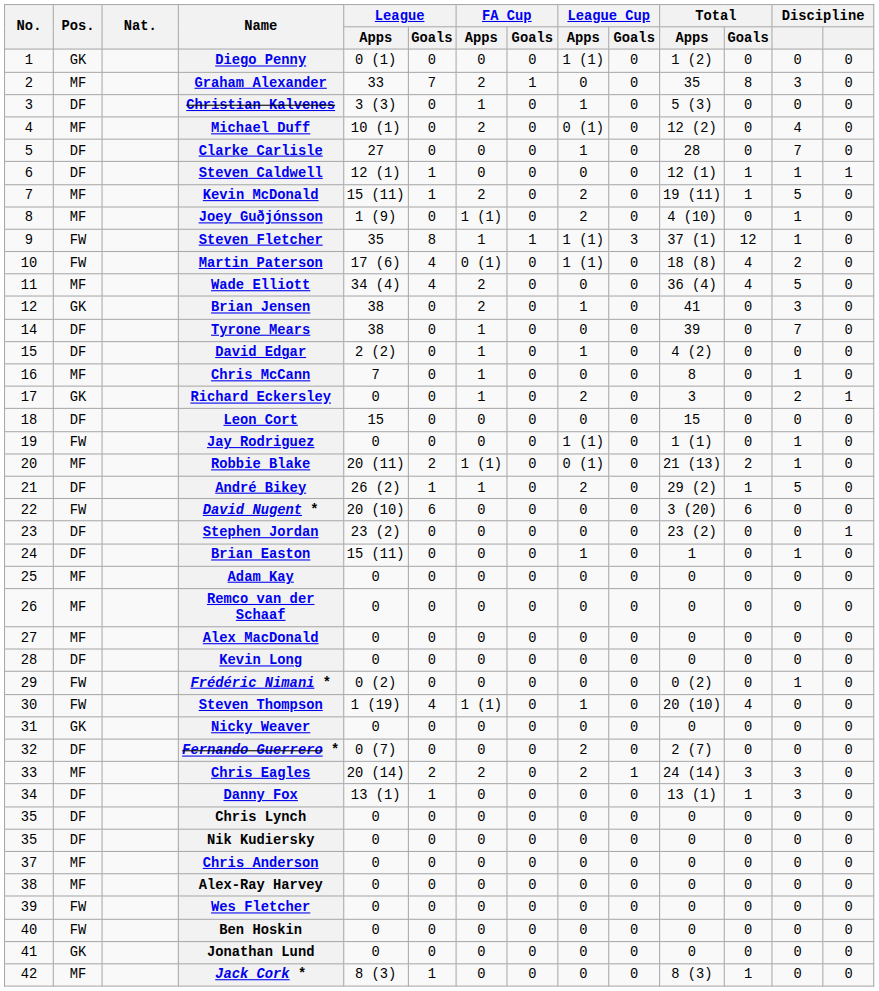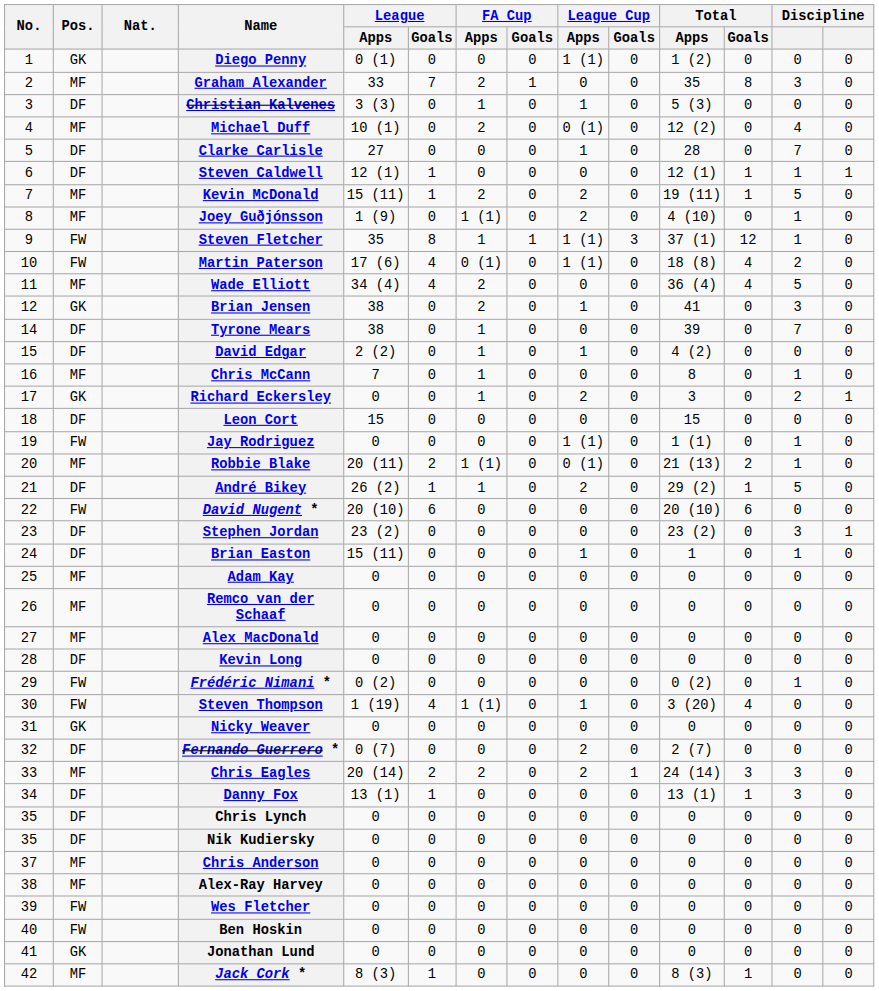(692, 510) 3 (20) -> (692, 510) 20 (10)
(798, 532) 0 -> (798, 532) 3
(692, 705) 20 (10) -> (692, 705) 3 (20)
